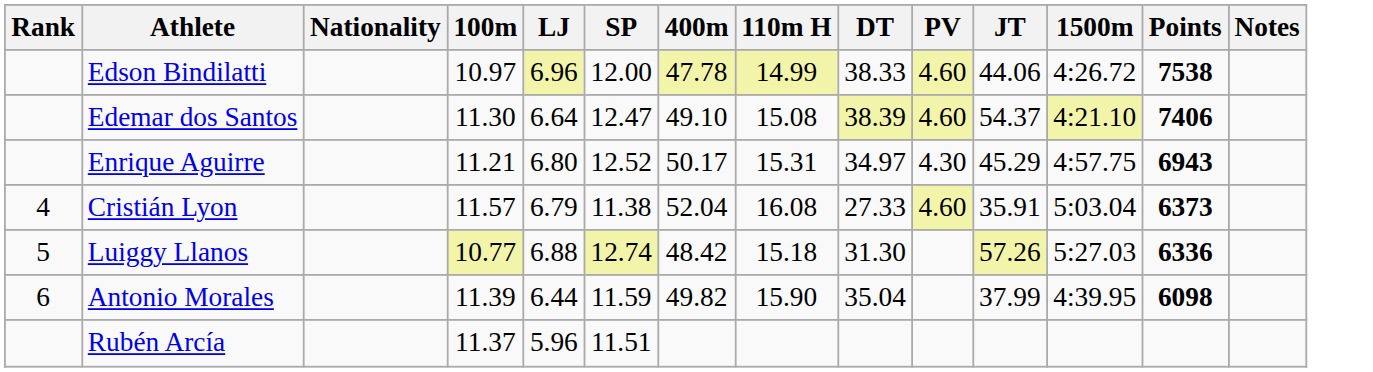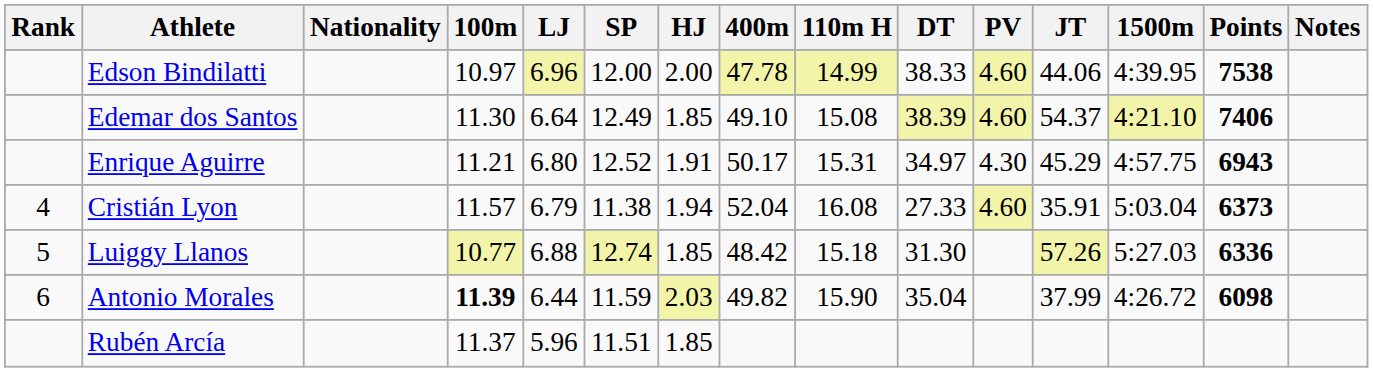+ column: (689, 27)
(1095, 72) 4:26.72 -> (1155, 72) 4:39.95
(621, 117) 12.47 -> (621, 117) 12.49
(485, 297) normal -> (485, 297) bold
(1095, 297) 4:39.95 -> (1155, 297) 4:26.72
